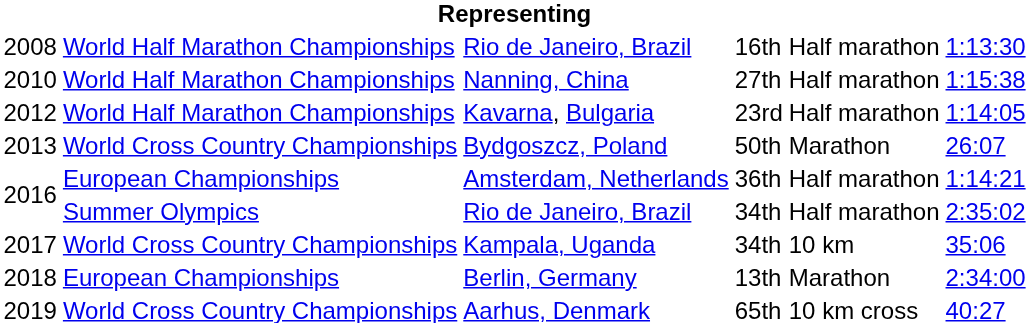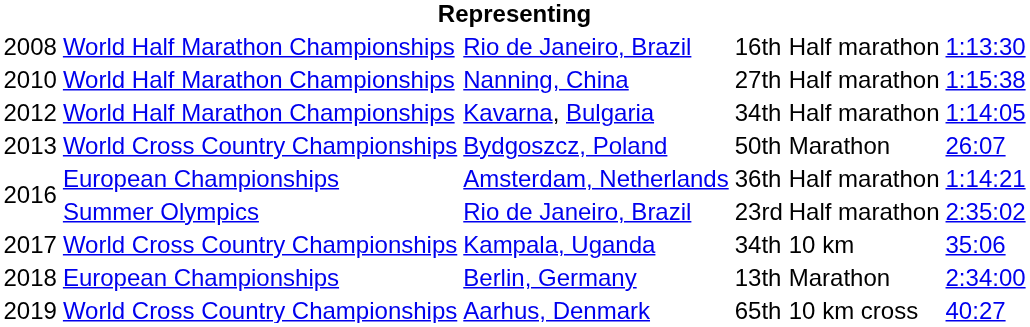(759, 112) 23rd -> (758, 112) 34th
(758, 211) 34th -> (759, 211) 23rd
